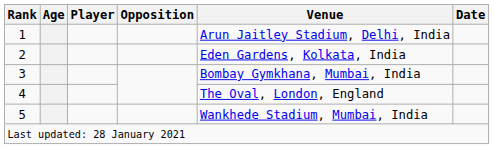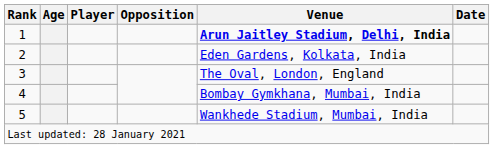(325, 34) normal -> (325, 34) bold
(310, 74) Bombay Gymkhana, Mumbai, India -> (292, 74) The Oval, London, England
(292, 94) The Oval, London, England -> (310, 94) Bombay Gymkhana, Mumbai, India
